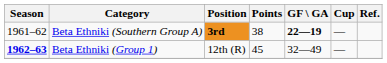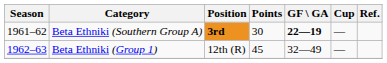(257, 31) 38 -> (257, 31) 30
(27, 49) bold -> (27, 49) normal
